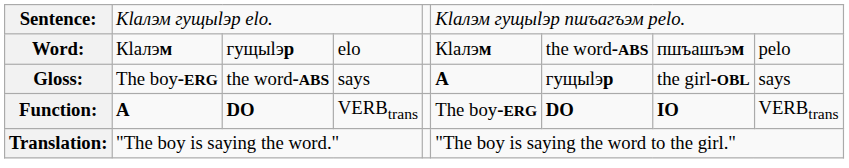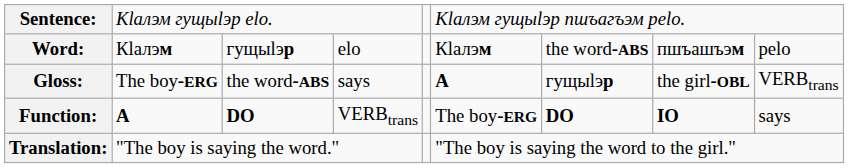(775, 78) says -> (799, 81) VERBtrans
(799, 110) VERBtrans -> (775, 115) says
